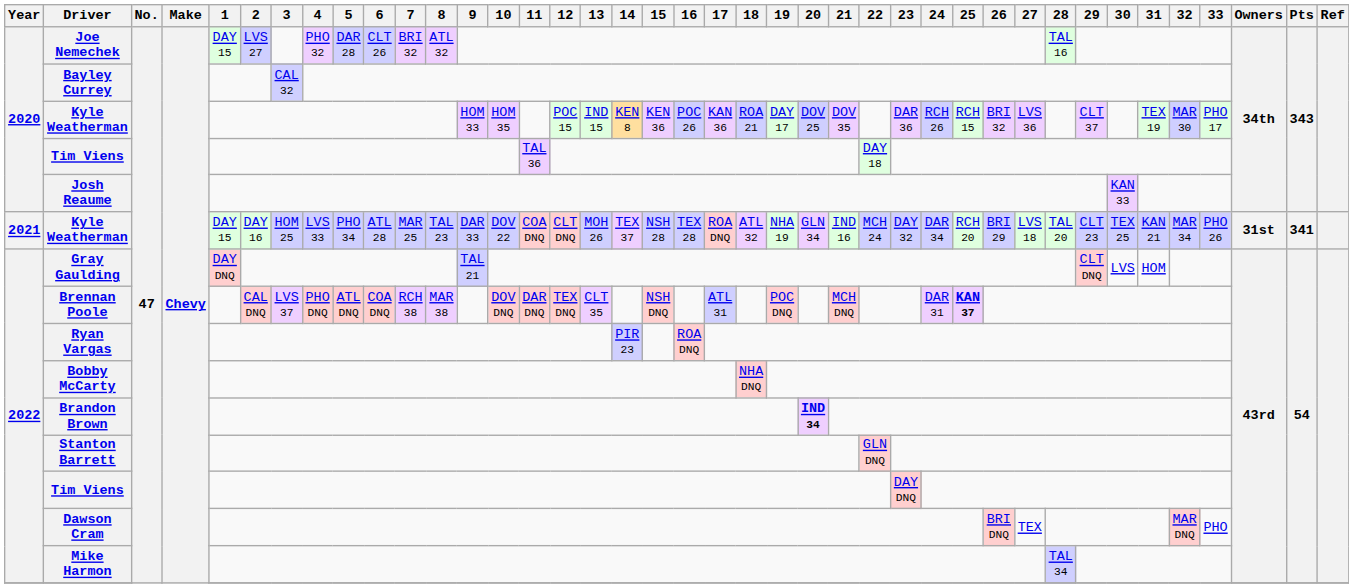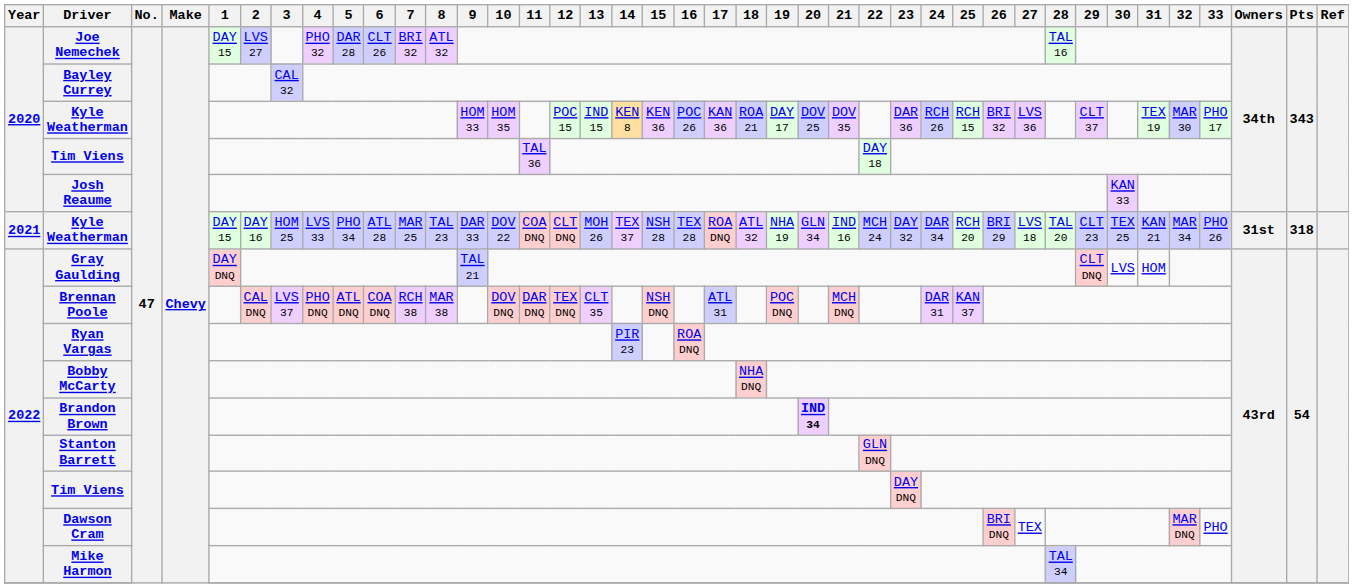(1302, 230) 341 -> (1302, 230) 318
(968, 305) bold -> (968, 304) normal
